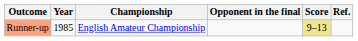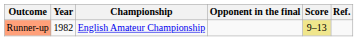(63, 28) 1985 -> (63, 28) 1982
